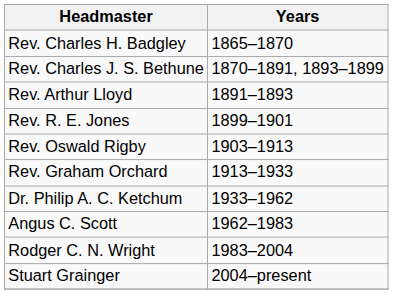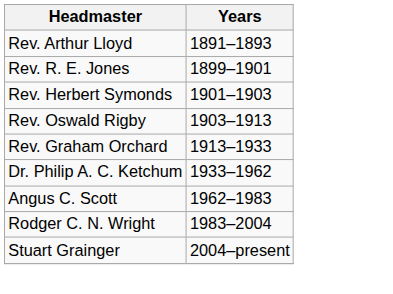- row: (97, 43)
- row: (106, 69)
+ row: (90, 95)
